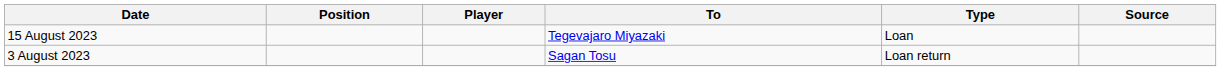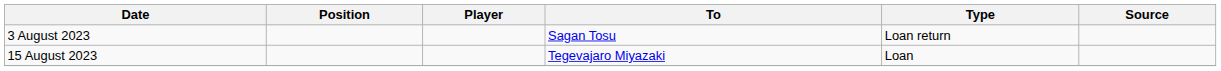rows swapped: (49, 56) <-> (52, 35)
